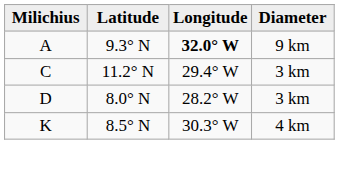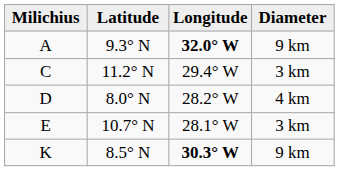(293, 98) 3 km -> (293, 98) 4 km
+ row: (46, 125)
(210, 125) normal -> (210, 152) bold
(293, 125) 4 km -> (293, 152) 9 km
